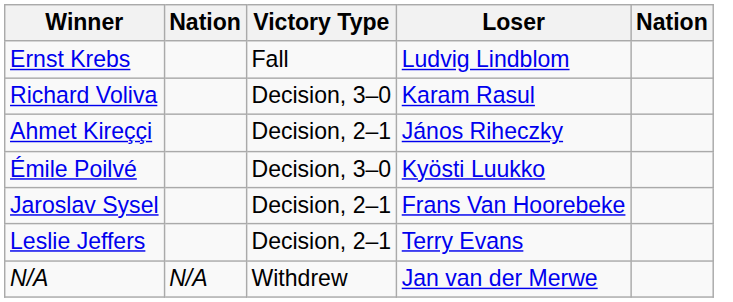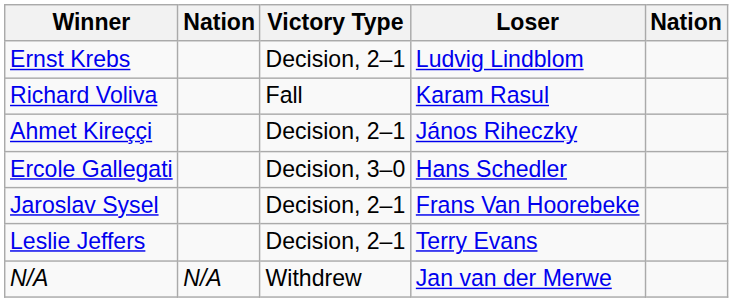(270, 59) Fall -> (335, 59) Decision, 2–1
(321, 95) Decision, 3–0 -> (284, 95) Fall
+ row: (91, 168)
- row: (73, 168)
